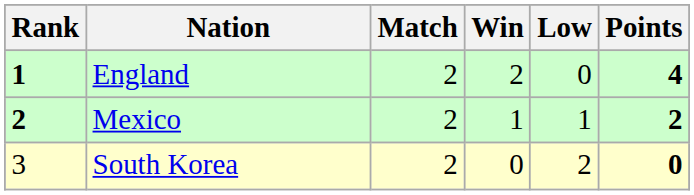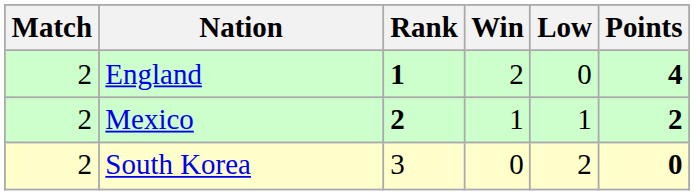columns swapped: (45, 27) <-> (418, 27)
